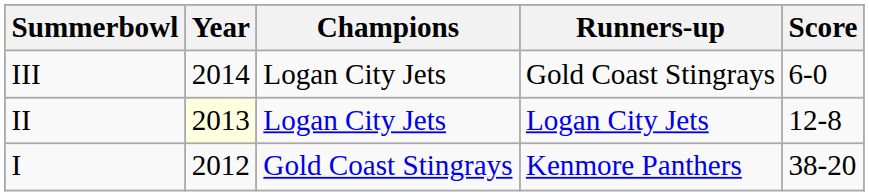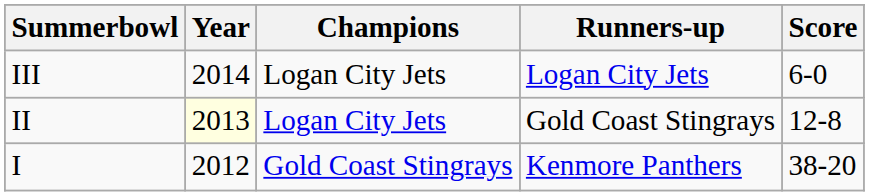(650, 73) Gold Coast Stingrays -> (617, 73) Logan City Jets
(617, 119) Logan City Jets -> (650, 119) Gold Coast Stingrays
